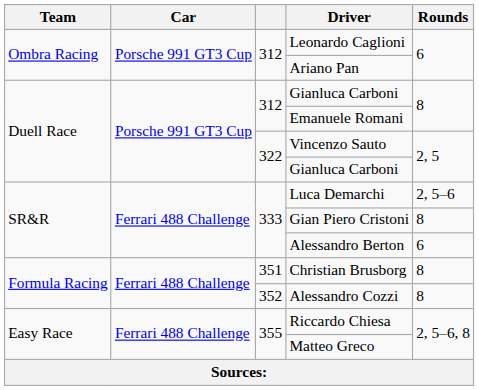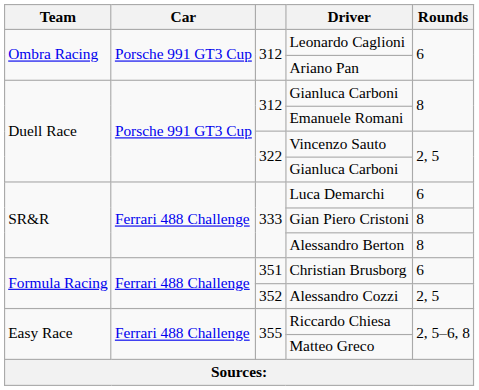(435, 194) 2, 5–6 -> (420, 194) 6
(420, 244) 6 -> (420, 244) 8
(420, 270) 8 -> (420, 270) 6
(420, 295) 8 -> (428, 295) 2, 5
